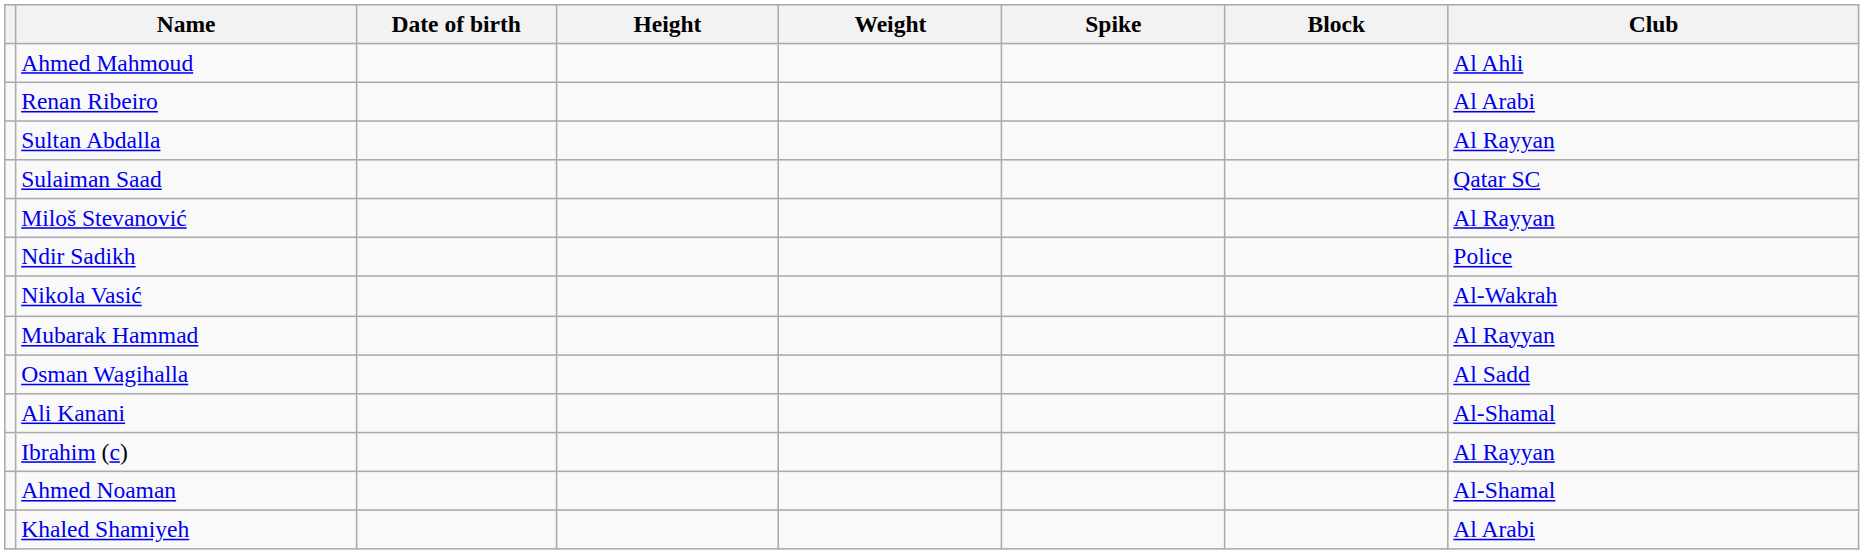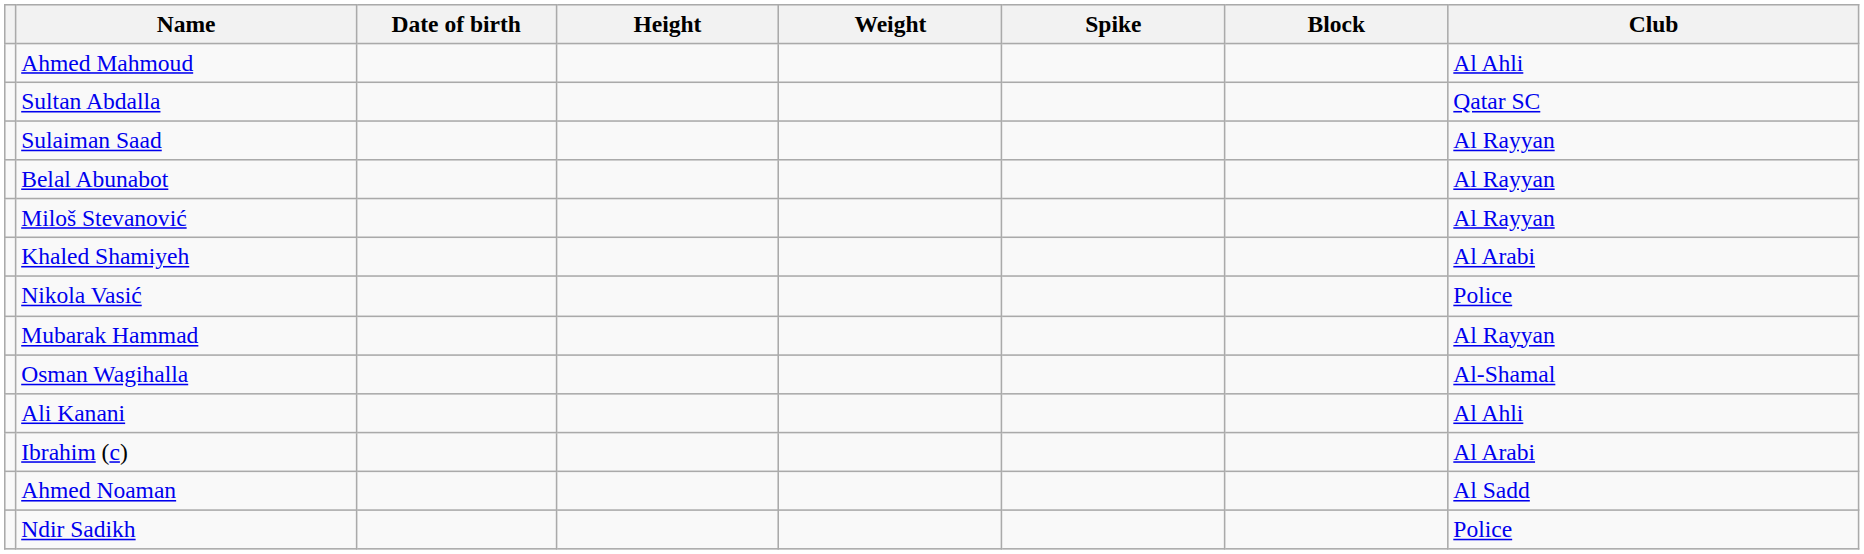- row: (90, 101)
(1504, 140) Al Rayyan -> (1497, 101) Qatar SC
(1497, 179) Qatar SC -> (1504, 140) Al Rayyan
+ row: (95, 179)
rows swapped: (78, 257) <-> (105, 529)
(1505, 296) Al-Wakrah -> (1483, 296) Police
(1492, 373) Al Sadd -> (1504, 373) Al-Shamal
(1504, 412) Al-Shamal -> (1488, 412) Al Ahli
(1504, 451) Al Rayyan -> (1494, 451) Al Arabi
(1504, 490) Al-Shamal -> (1492, 490) Al Sadd
